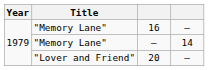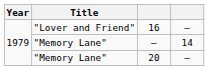(70, 27) "Memory Lane" -> (84, 27) "Lover and Friend"
(84, 58) "Lover and Friend" -> (70, 58) "Memory Lane"
